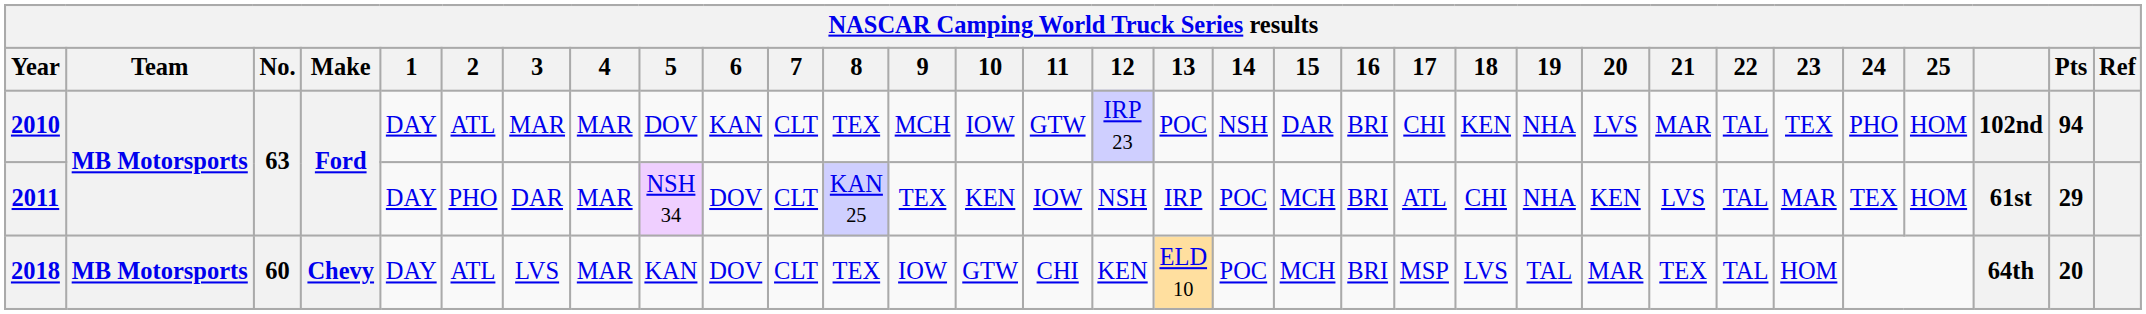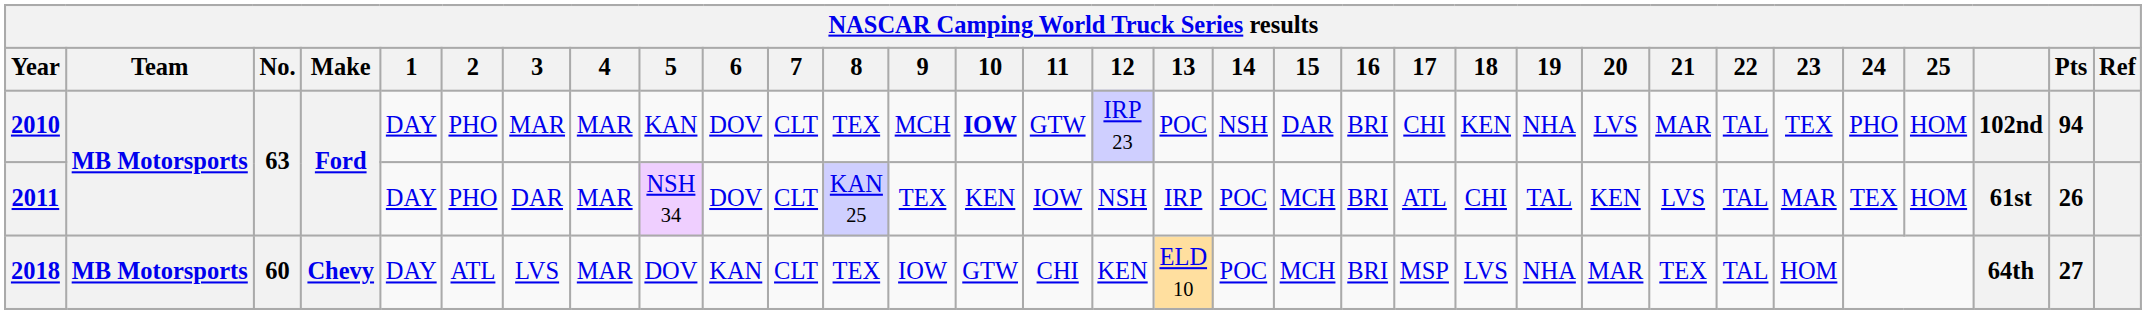(473, 125) ATL -> (473, 125) PHO
(671, 125) DOV -> (671, 125) KAN
(736, 125) KAN -> (736, 125) DOV
(990, 125) normal -> (990, 125) bold
(1549, 198) NHA -> (1549, 198) TAL
(2071, 198) 29 -> (2071, 198) 26
(671, 271) KAN -> (671, 271) DOV
(736, 271) DOV -> (736, 271) KAN
(1549, 271) TAL -> (1549, 271) NHA
(2071, 271) 20 -> (2071, 271) 27
